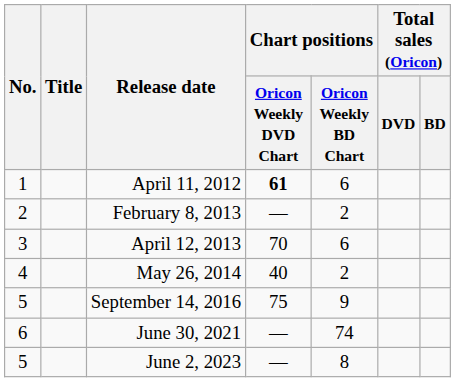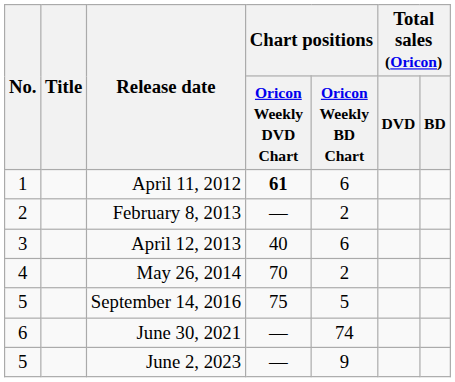(278, 243) 70 -> (278, 243) 40
(278, 273) 40 -> (278, 273) 70
(344, 302) 9 -> (344, 302) 5
(344, 362) 8 -> (344, 362) 9
